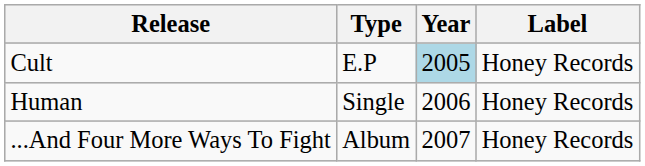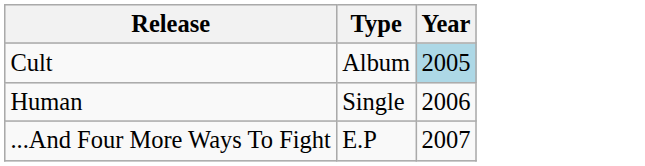- column: (558, 23)
(359, 62) E.P -> (376, 62) Album
(376, 140) Album -> (359, 140) E.P
